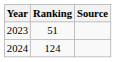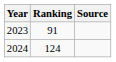(53, 31) 51 -> (53, 31) 91
